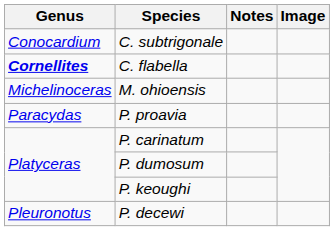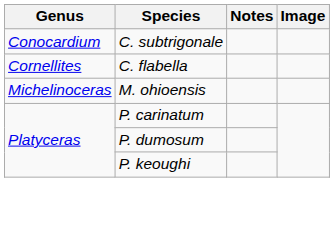(48, 66) bold -> (45, 66) normal
- row: (153, 115)
- row: (151, 213)
